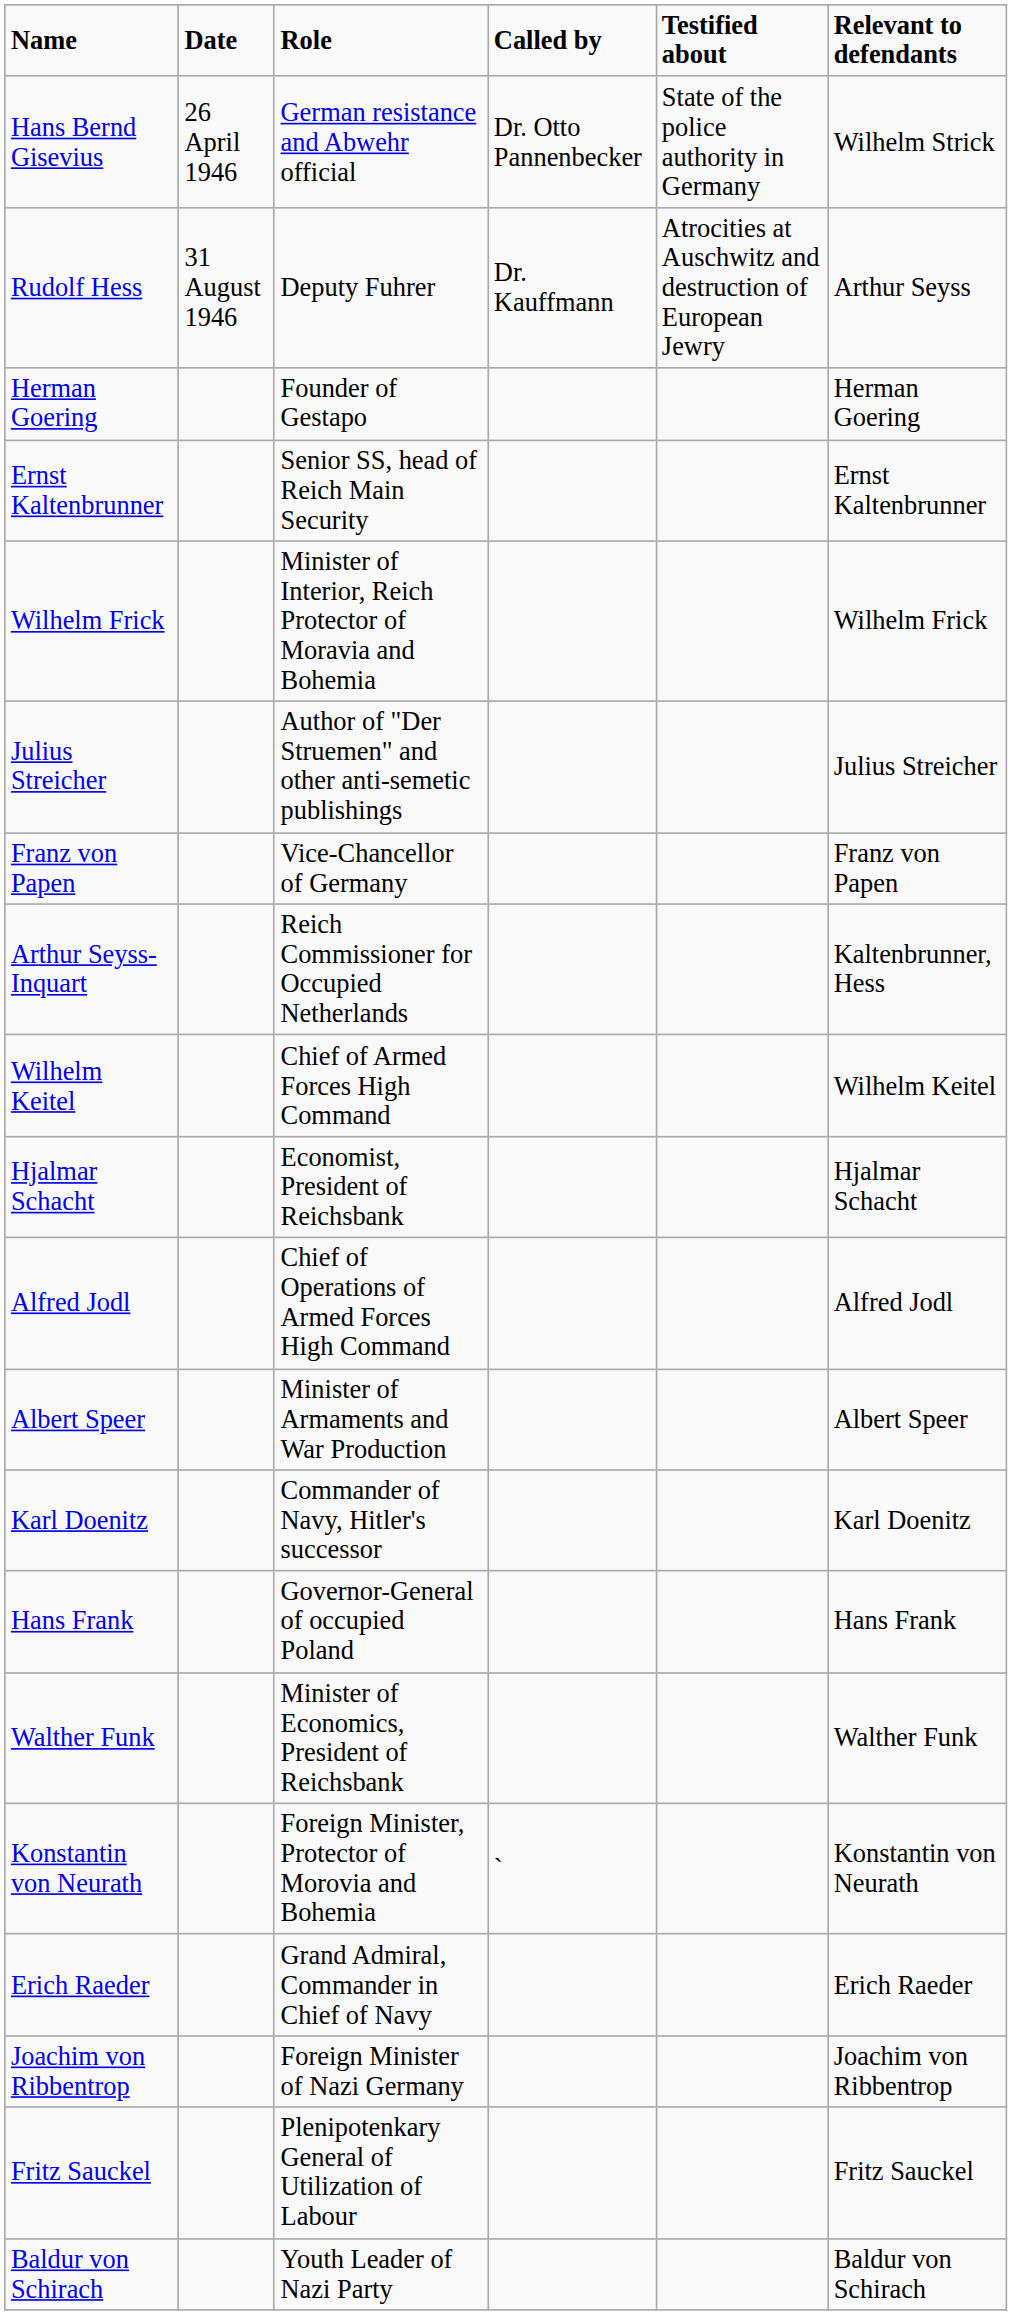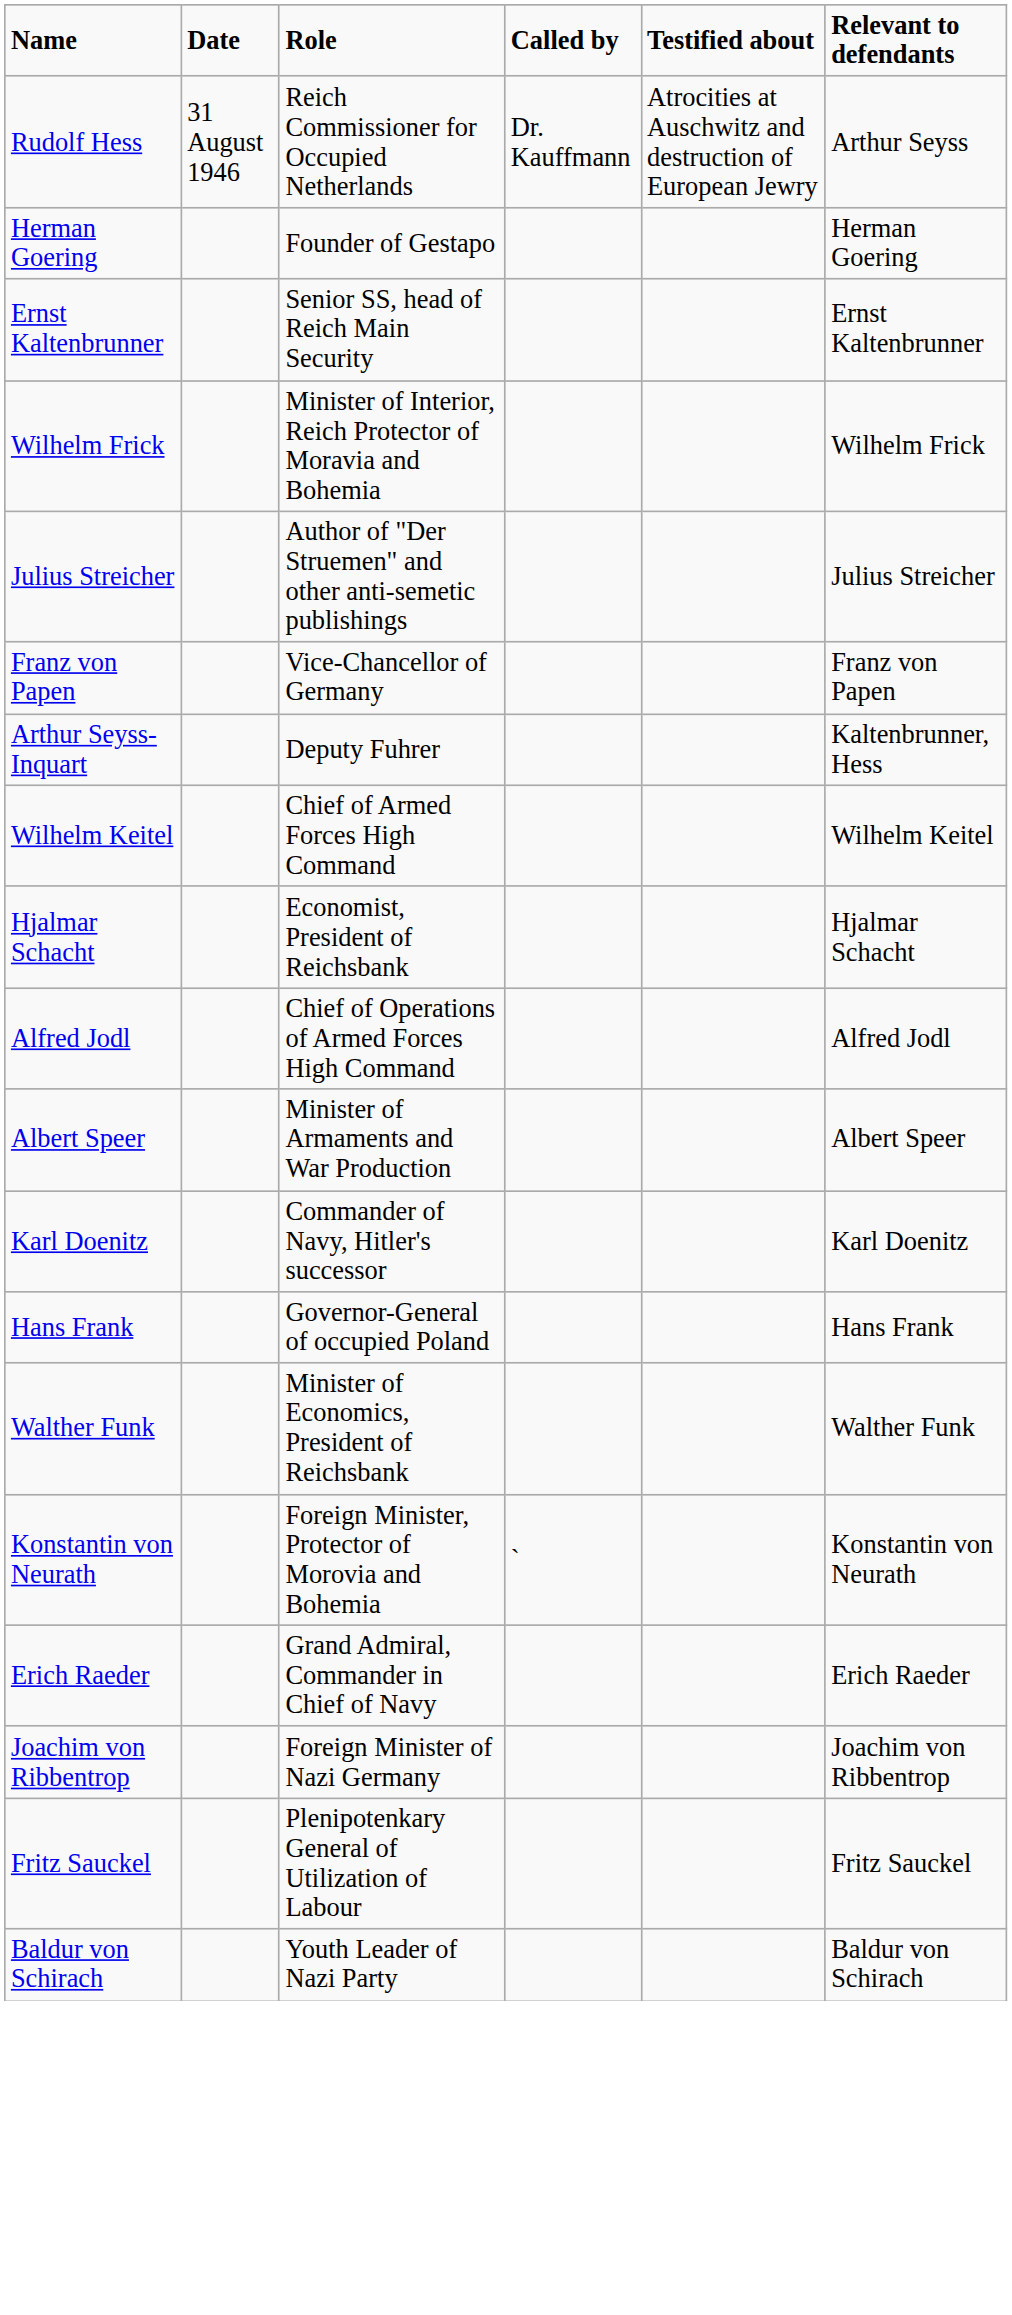- row: (74, 141)
(358, 287) Deputy Fuhrer -> (381, 141) Reich Commissioner for Occupied Netherlands
(376, 969) Reich Commissioner for Occupied Netherlands -> (363, 749) Deputy Fuhrer
